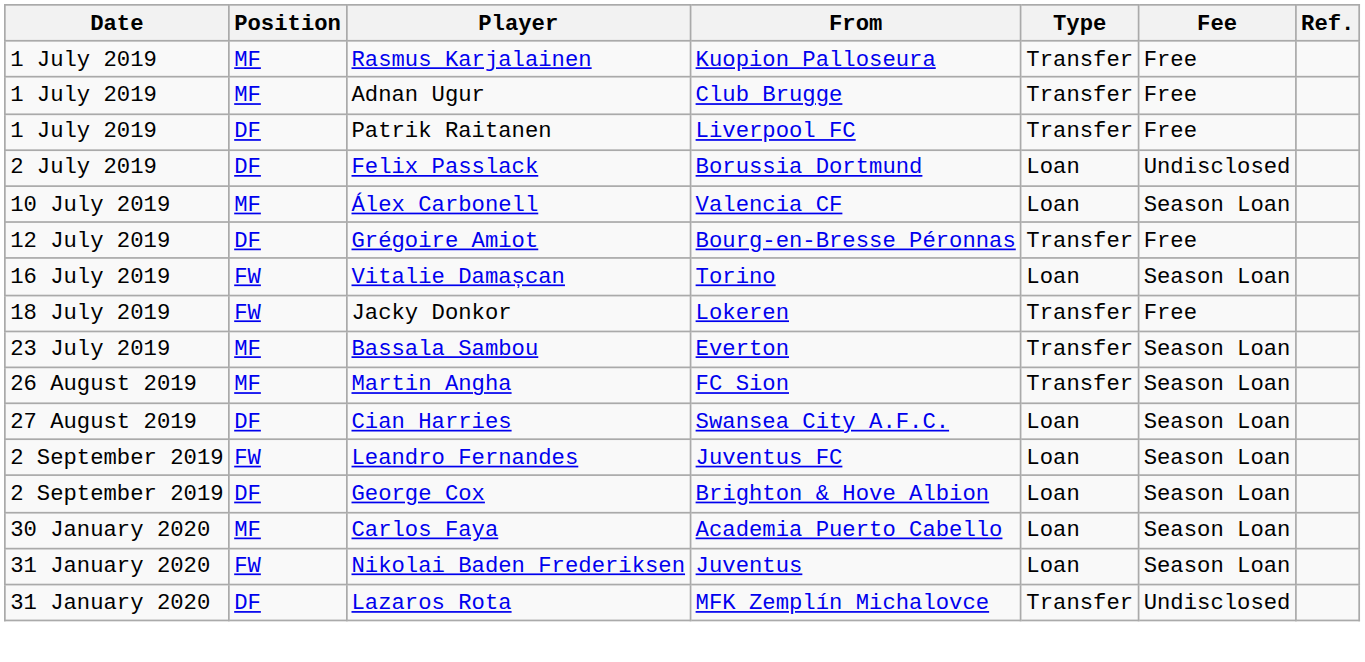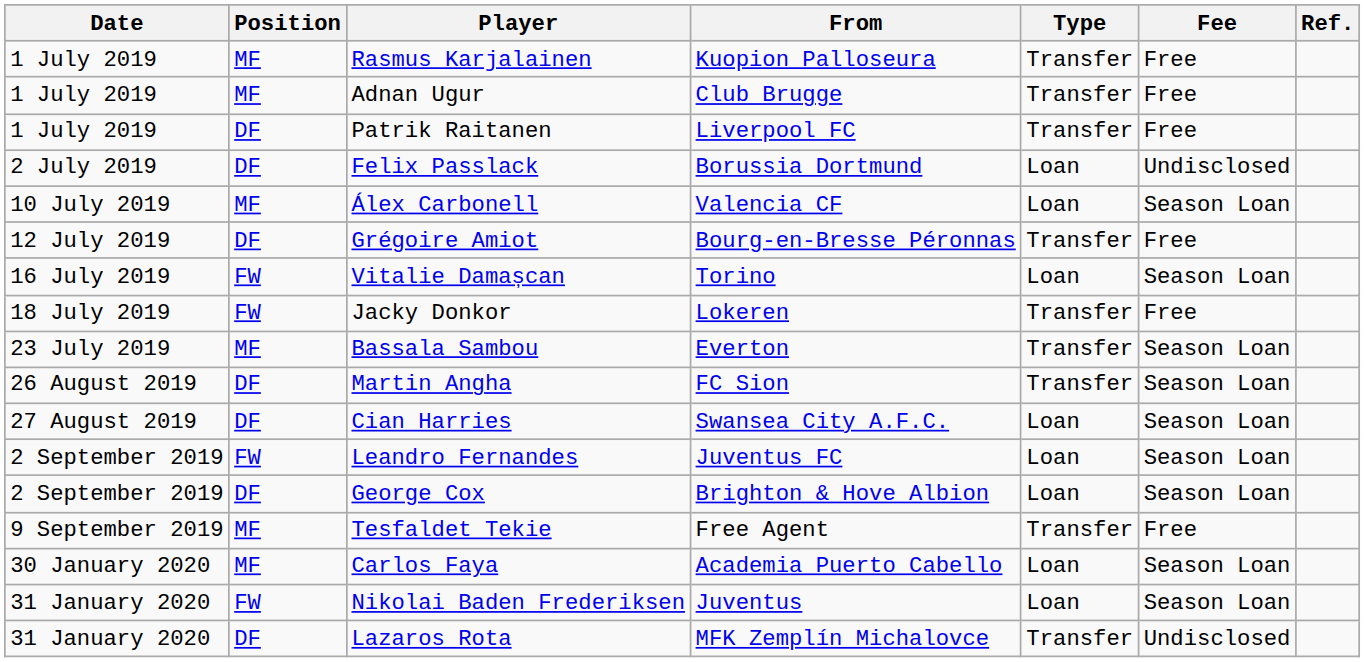(248, 385) MF -> (248, 385) DF
+ row: (452, 530)
